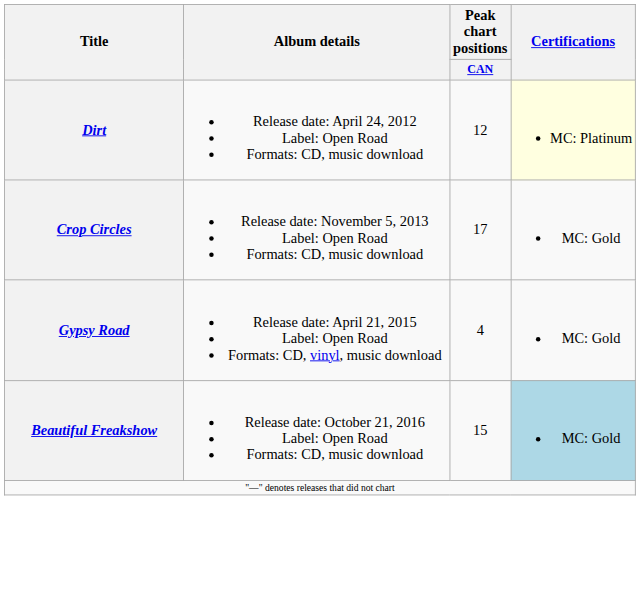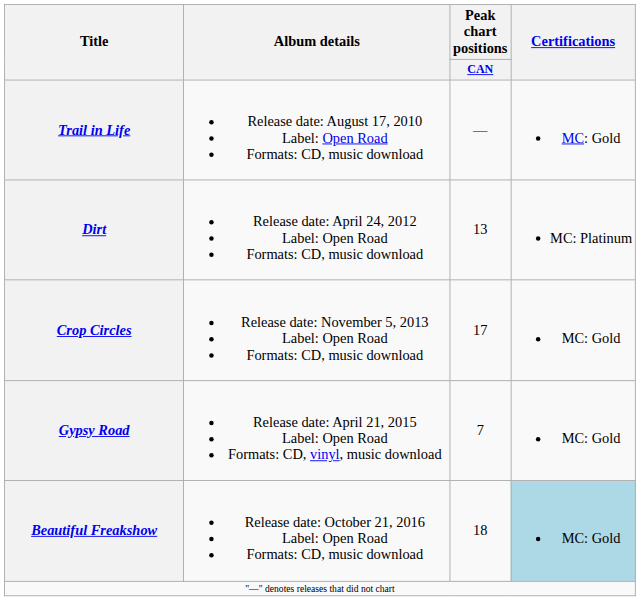+ row: (94, 129)
(480, 129) 12 -> (480, 230) 13
(573, 138) lightyellow background -> (573, 238) no background
(480, 330) 4 -> (480, 430) 7
(480, 430) 15 -> (480, 530) 18
